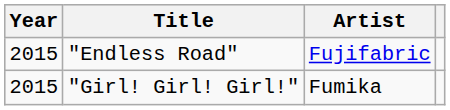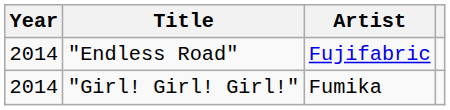(34, 54) 2015 -> (34, 54) 2014
(34, 87) 2015 -> (34, 87) 2014
